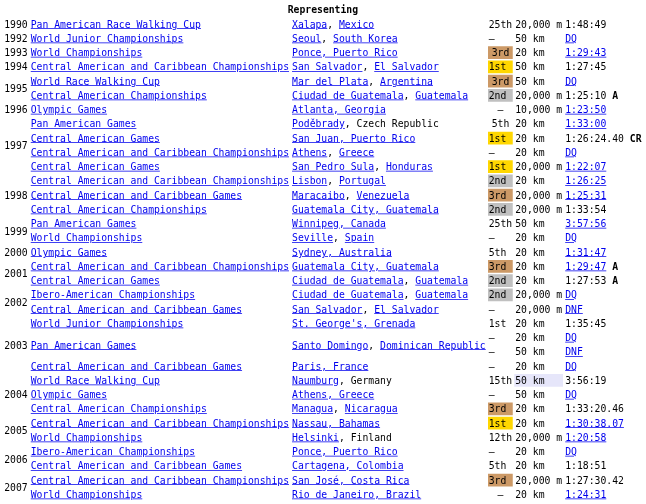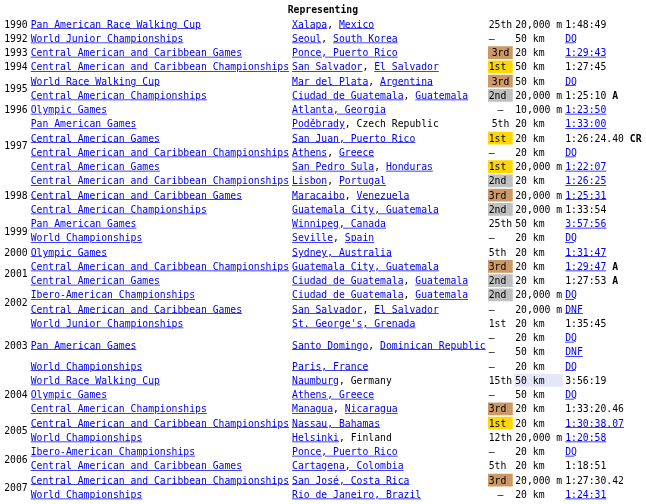(87, 53) World Championships -> (136, 53) Central American and Caribbean Games
(136, 366) Central American and Caribbean Games -> (87, 366) World Championships
